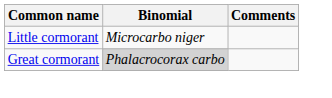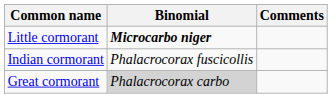(155, 37) normal -> (161, 37) bold
+ row: (56, 59)
